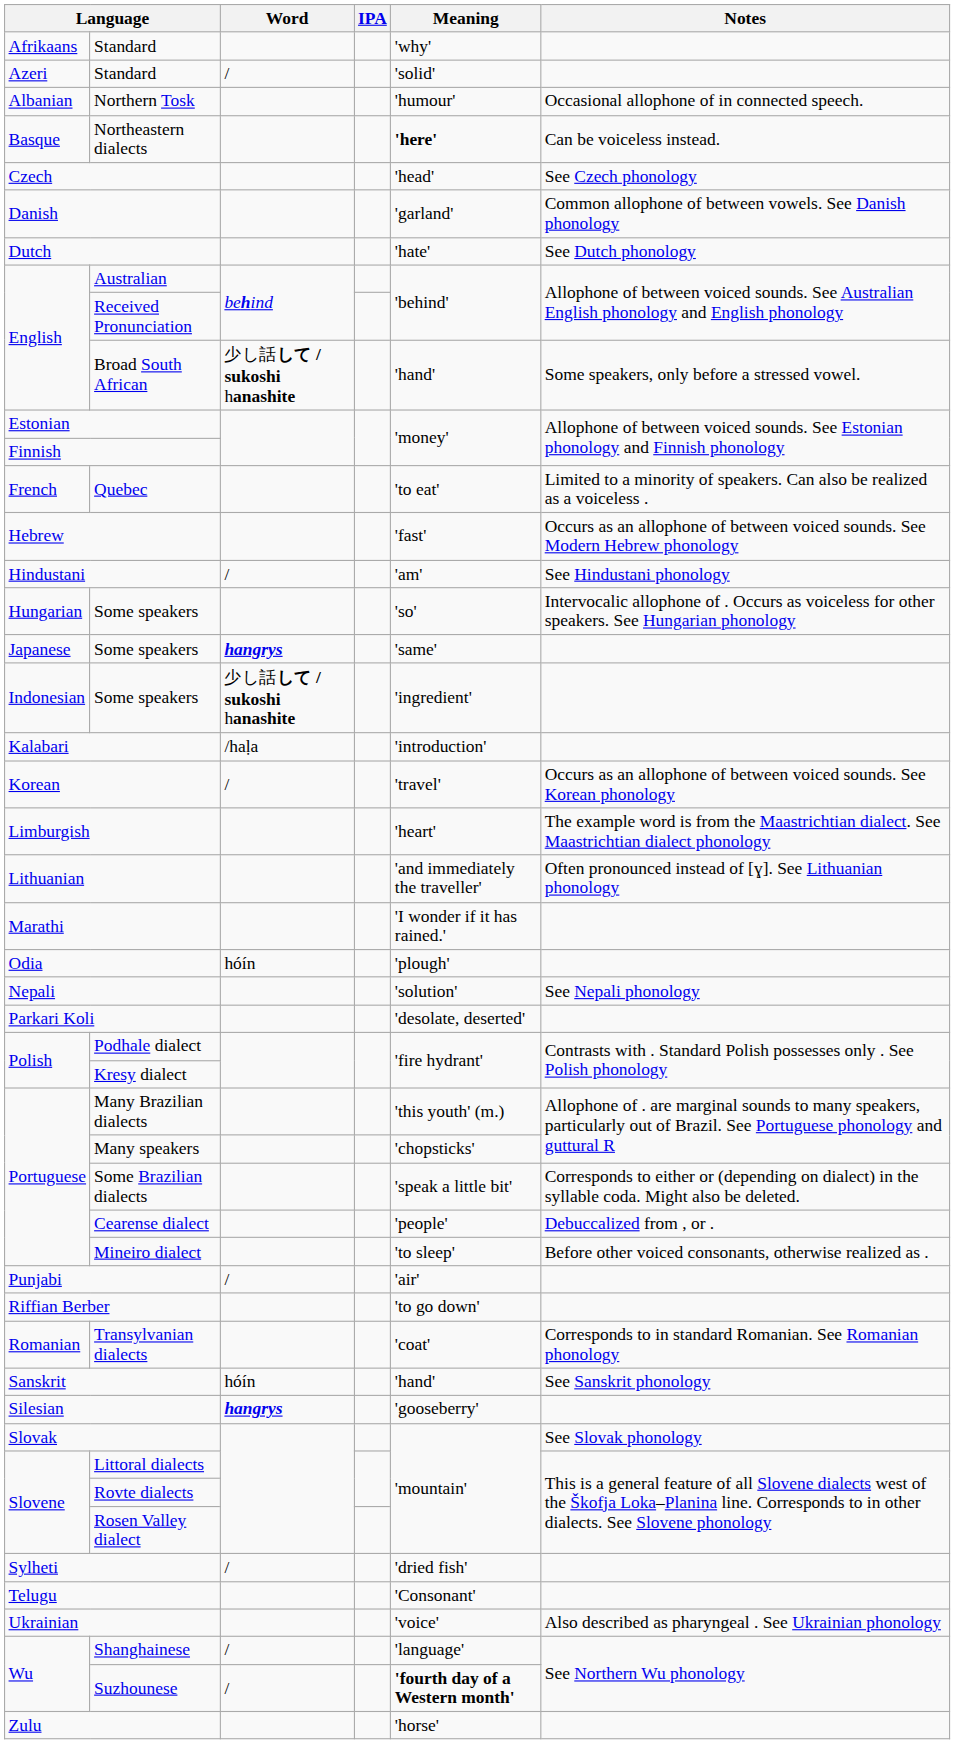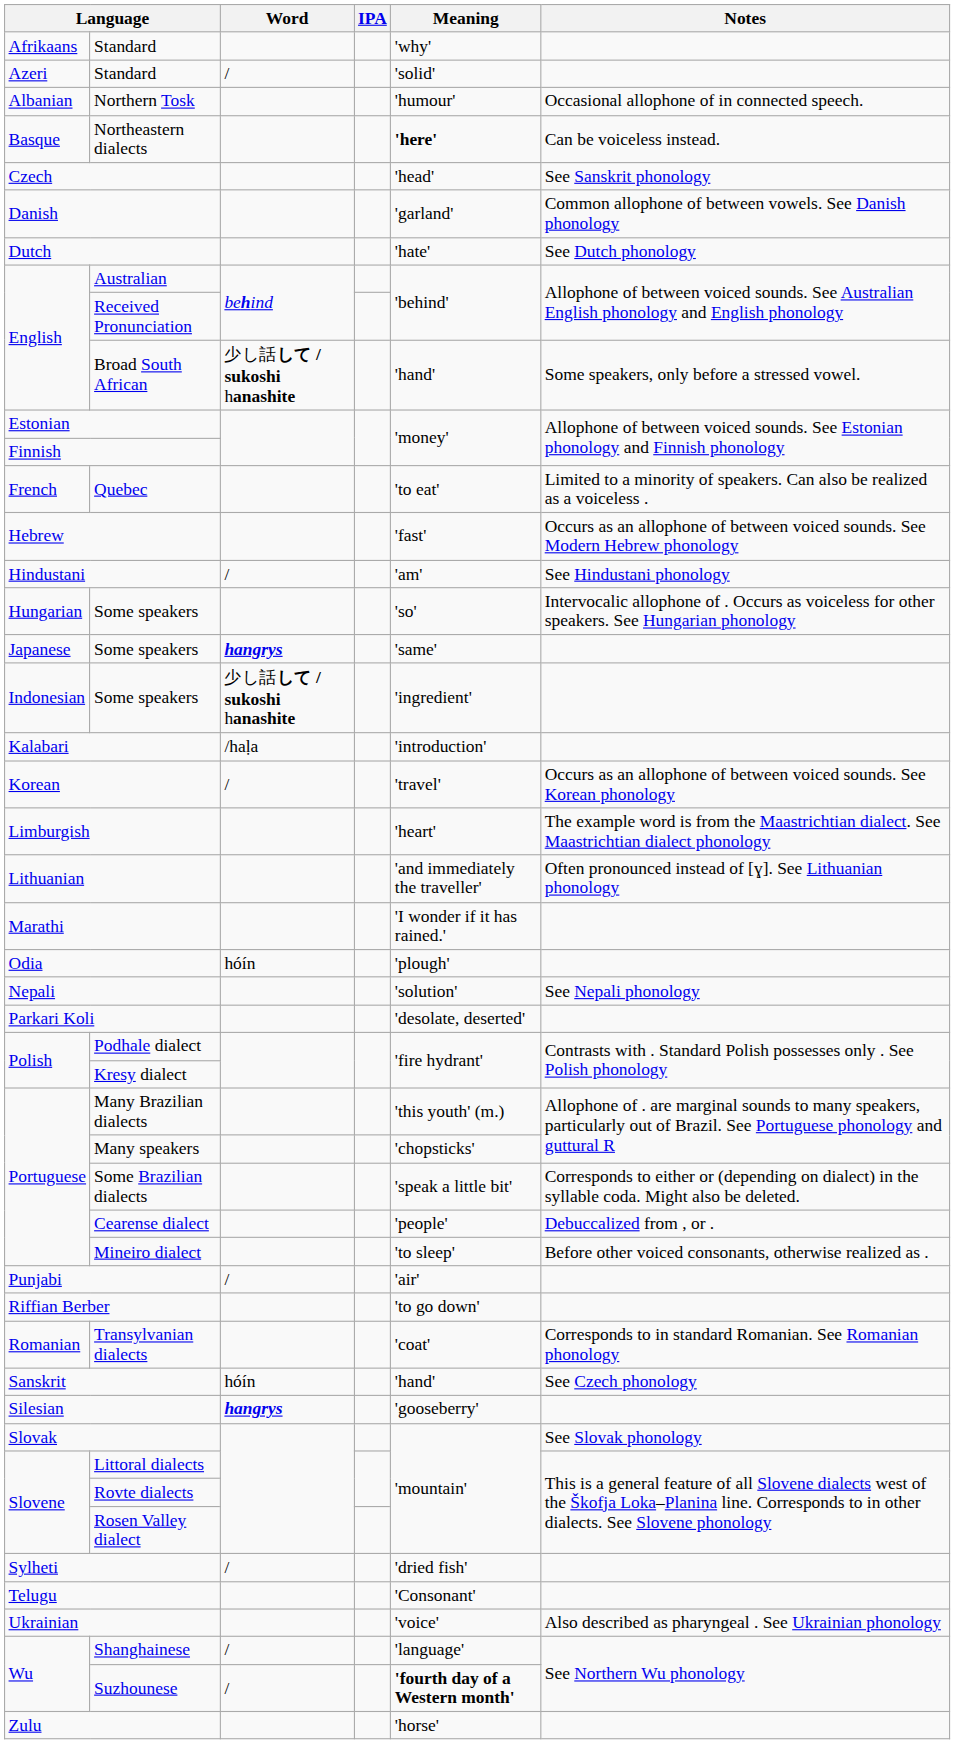(621, 176) See Czech phonology -> (628, 176) See Sanskrit phonology
(628, 1381) See Sanskrit phonology -> (621, 1381) See Czech phonology
